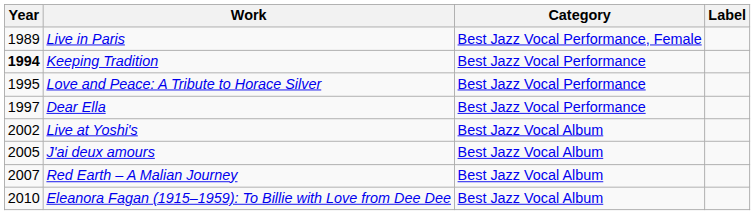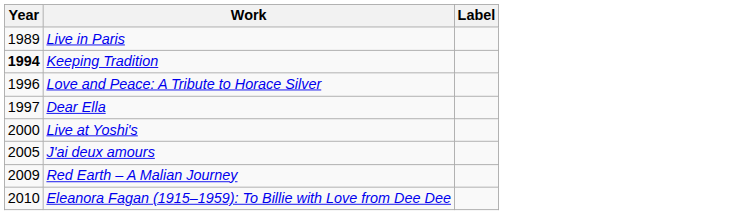- column: (580, 15)
(24, 84) 1995 -> (24, 84) 1996
(24, 130) 2002 -> (24, 130) 2000
(24, 175) 2007 -> (24, 175) 2009
